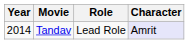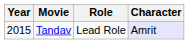(19, 30) 2014 -> (19, 30) 2015
